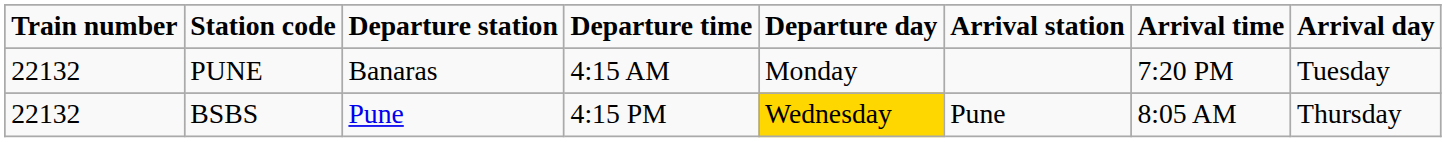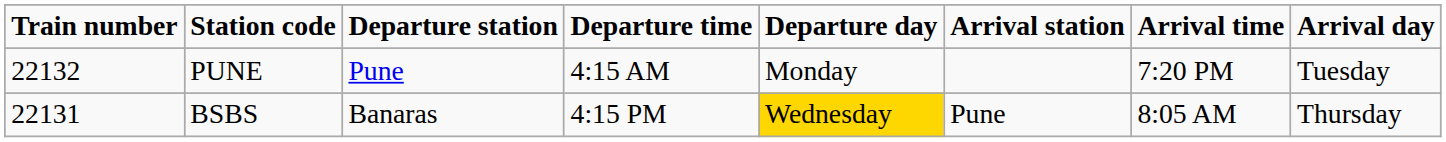(393, 70) Banaras -> (376, 70) Pune
(46, 114) 22132 -> (46, 114) 22131
(376, 114) Pune -> (393, 114) Banaras
